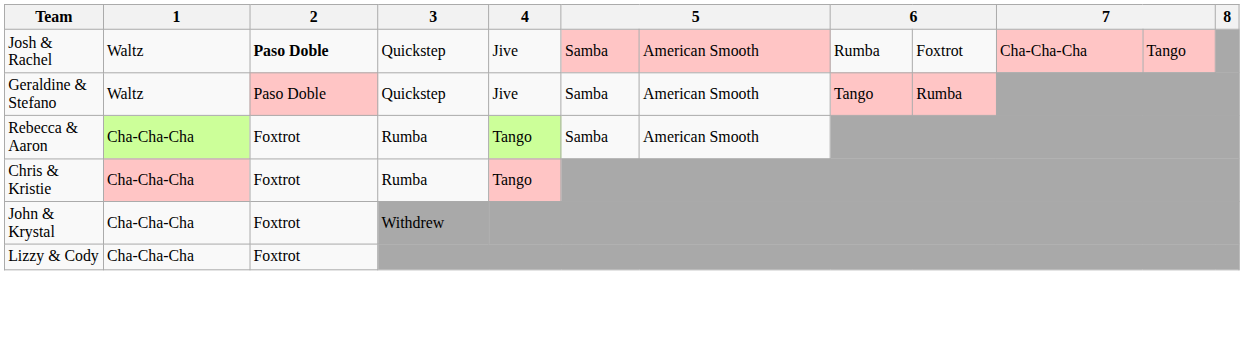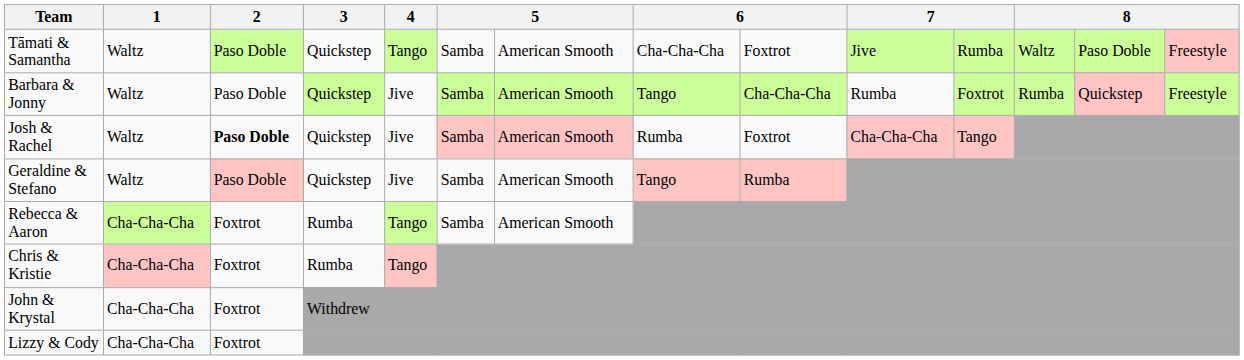+ row: (39, 51)
+ row: (41, 94)
